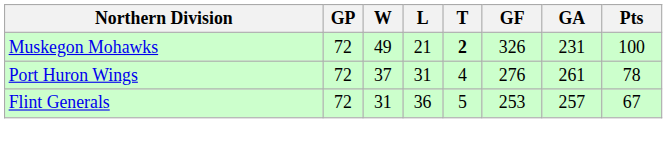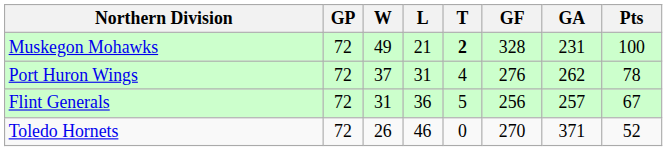(512, 46) 326 -> (512, 46) 328
(572, 74) 261 -> (572, 74) 262
(512, 103) 253 -> (512, 103) 256
+ row: (64, 131)
